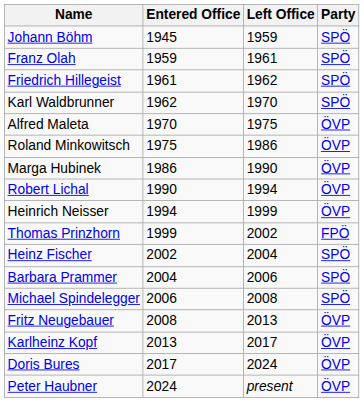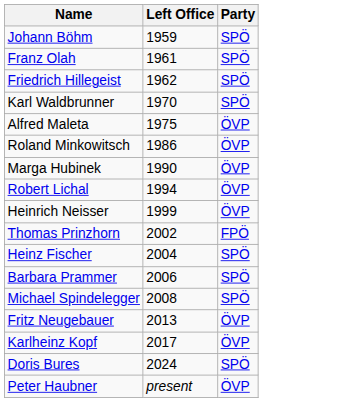- column: (193, 15)
(336, 364) ÖVP -> (235, 364) SPÖ
